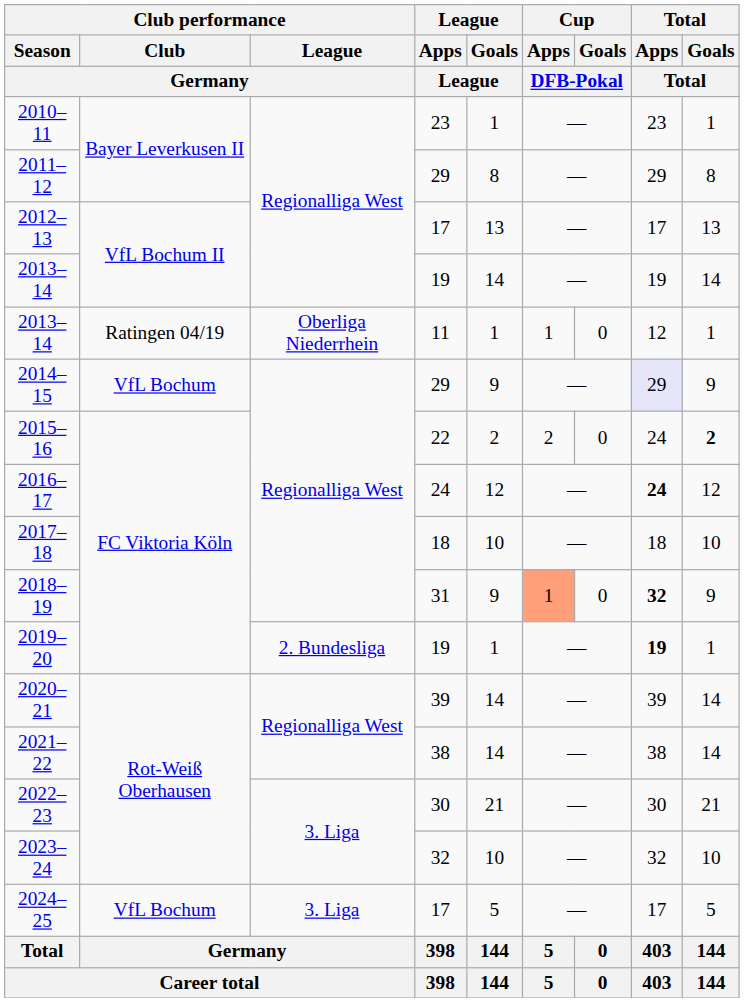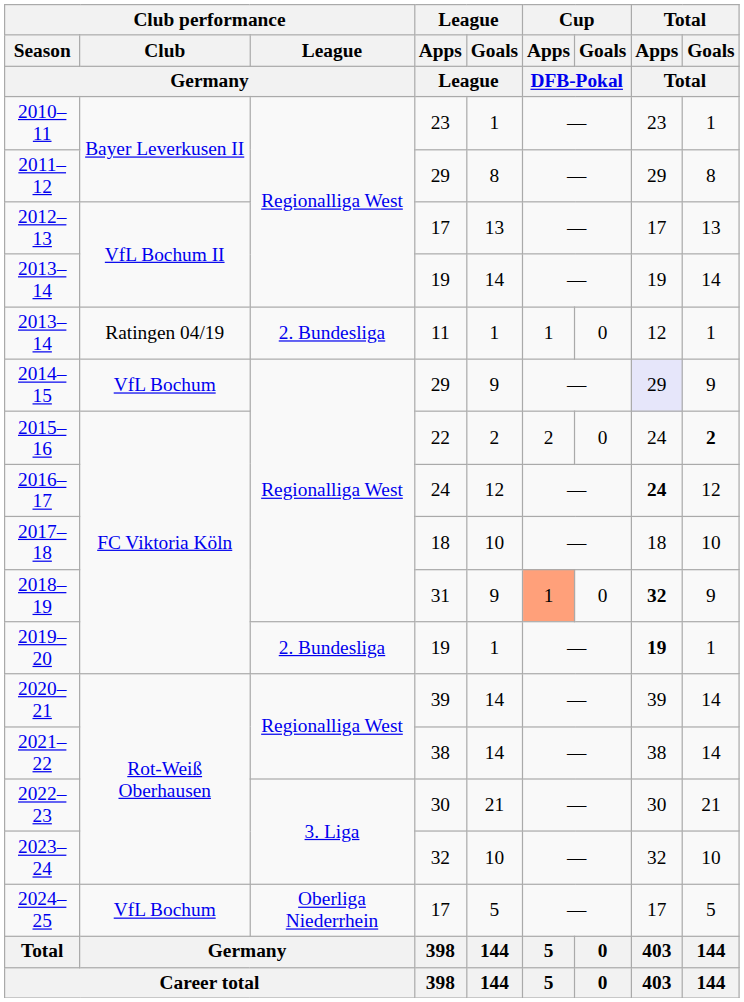(332, 332) Oberliga Niederrhein -> (332, 332) 2. Bundesliga
(332, 910) 3. Liga -> (332, 910) Oberliga Niederrhein
